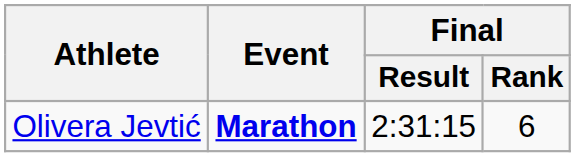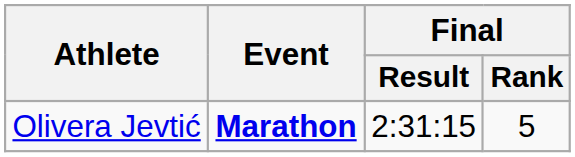(527, 127) 6 -> (527, 127) 5
